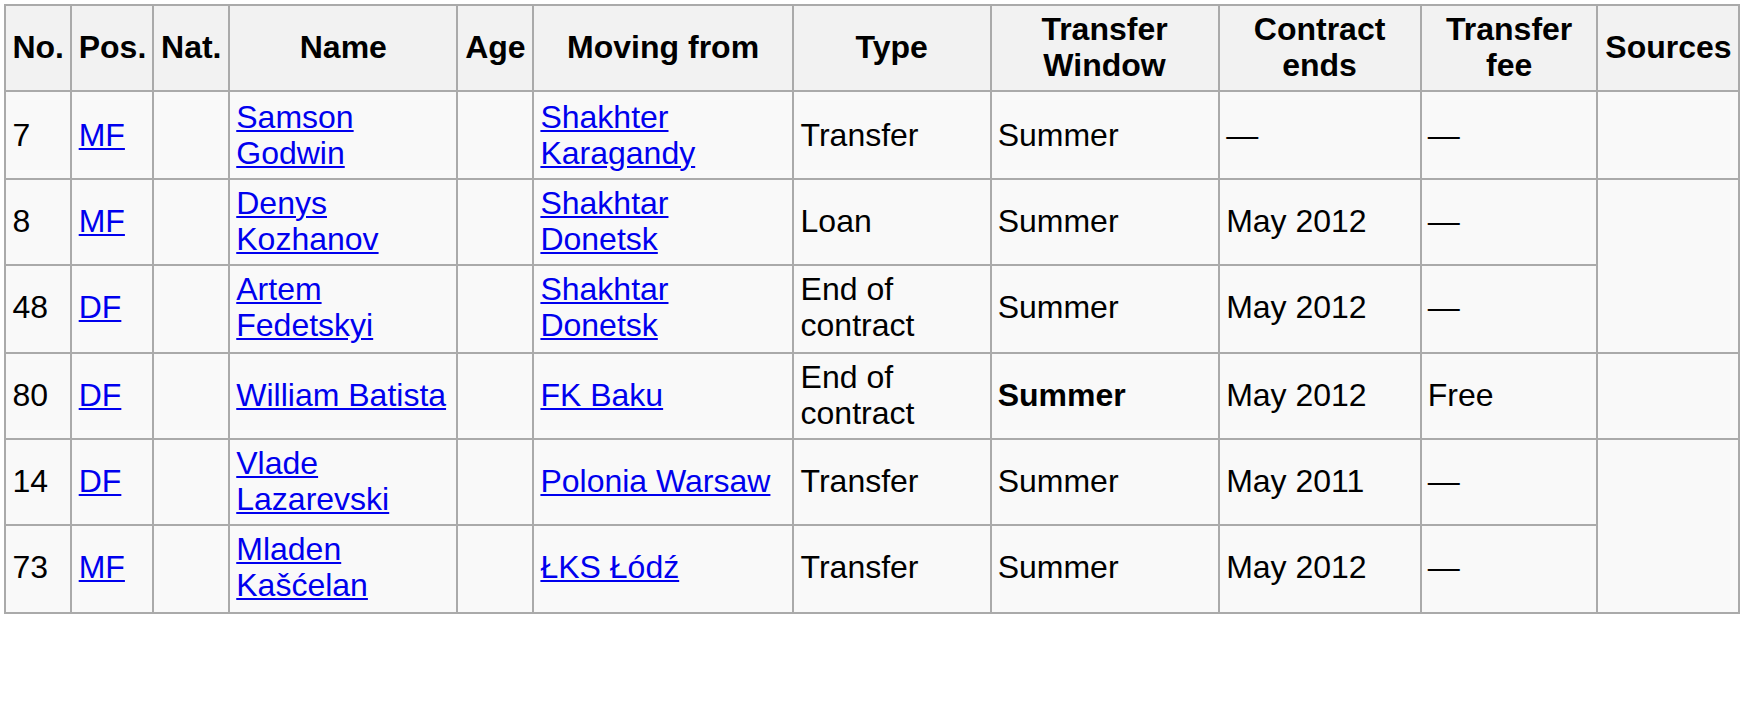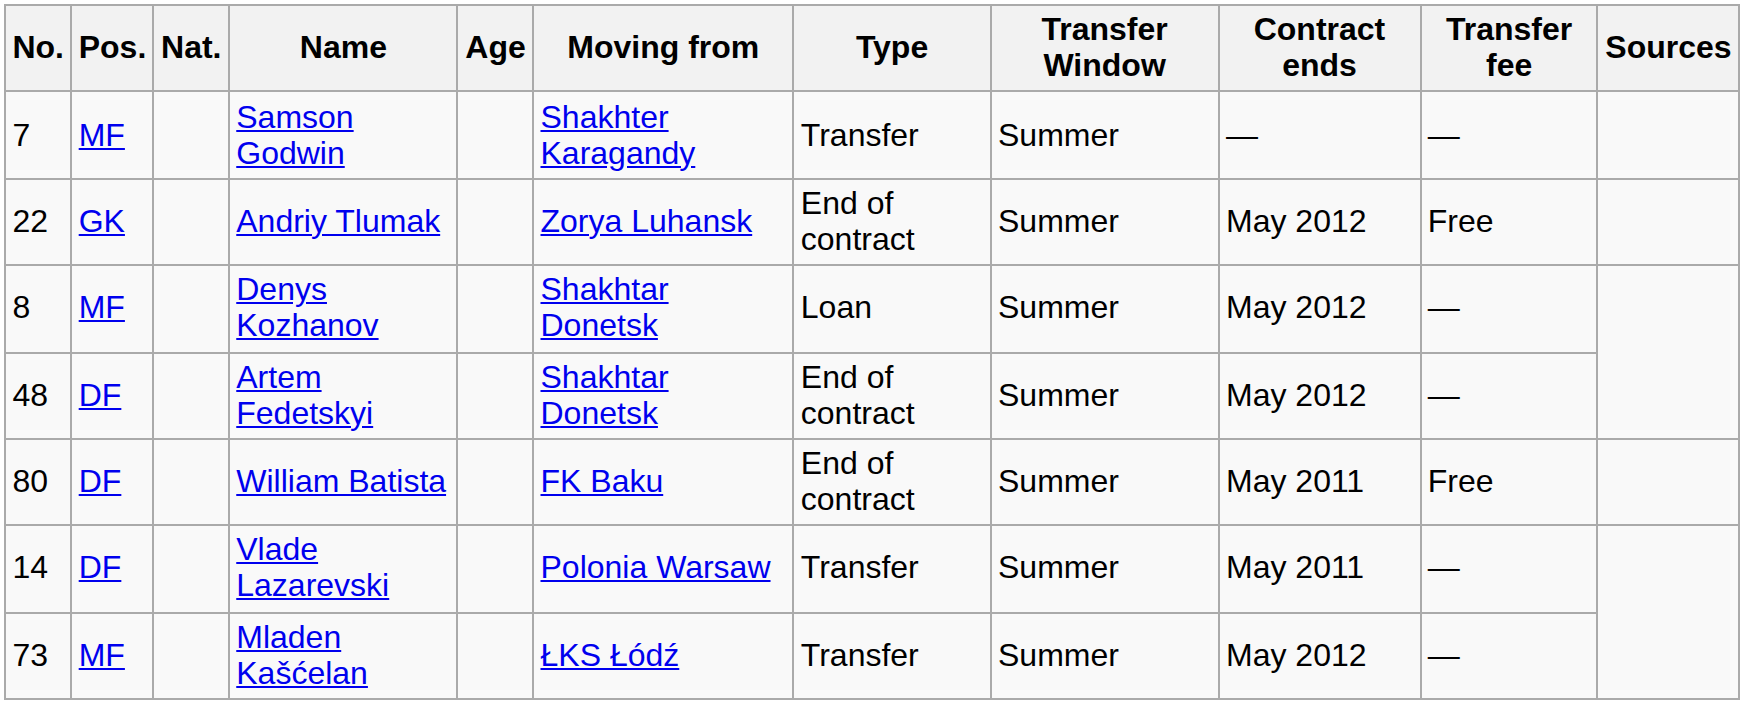+ row: (338, 221)
(1062, 394) bold -> (1058, 481) normal
(1296, 394) May 2012 -> (1295, 481) May 2011
